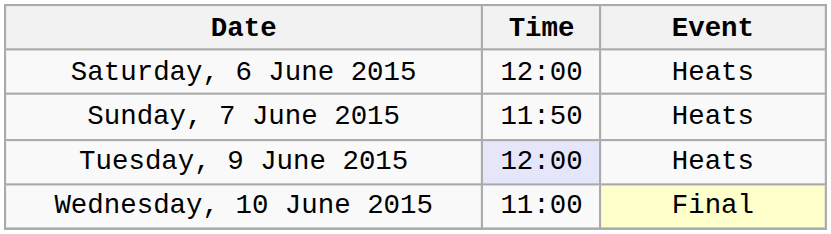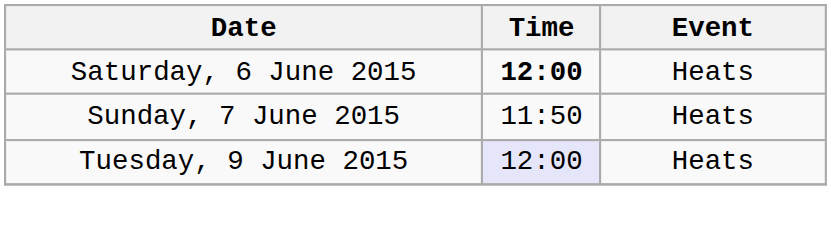(542, 72) normal -> (542, 72) bold
- row: (244, 206)
